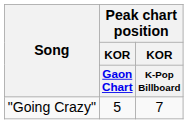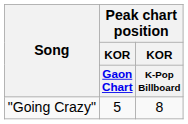(159, 108) 7 -> (159, 108) 8
